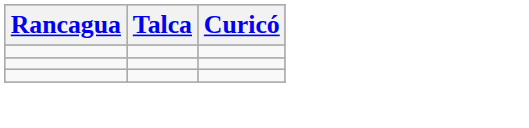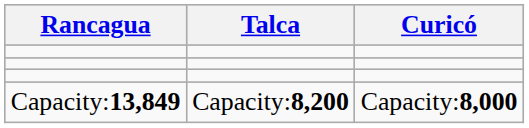+ row: (96, 101)
